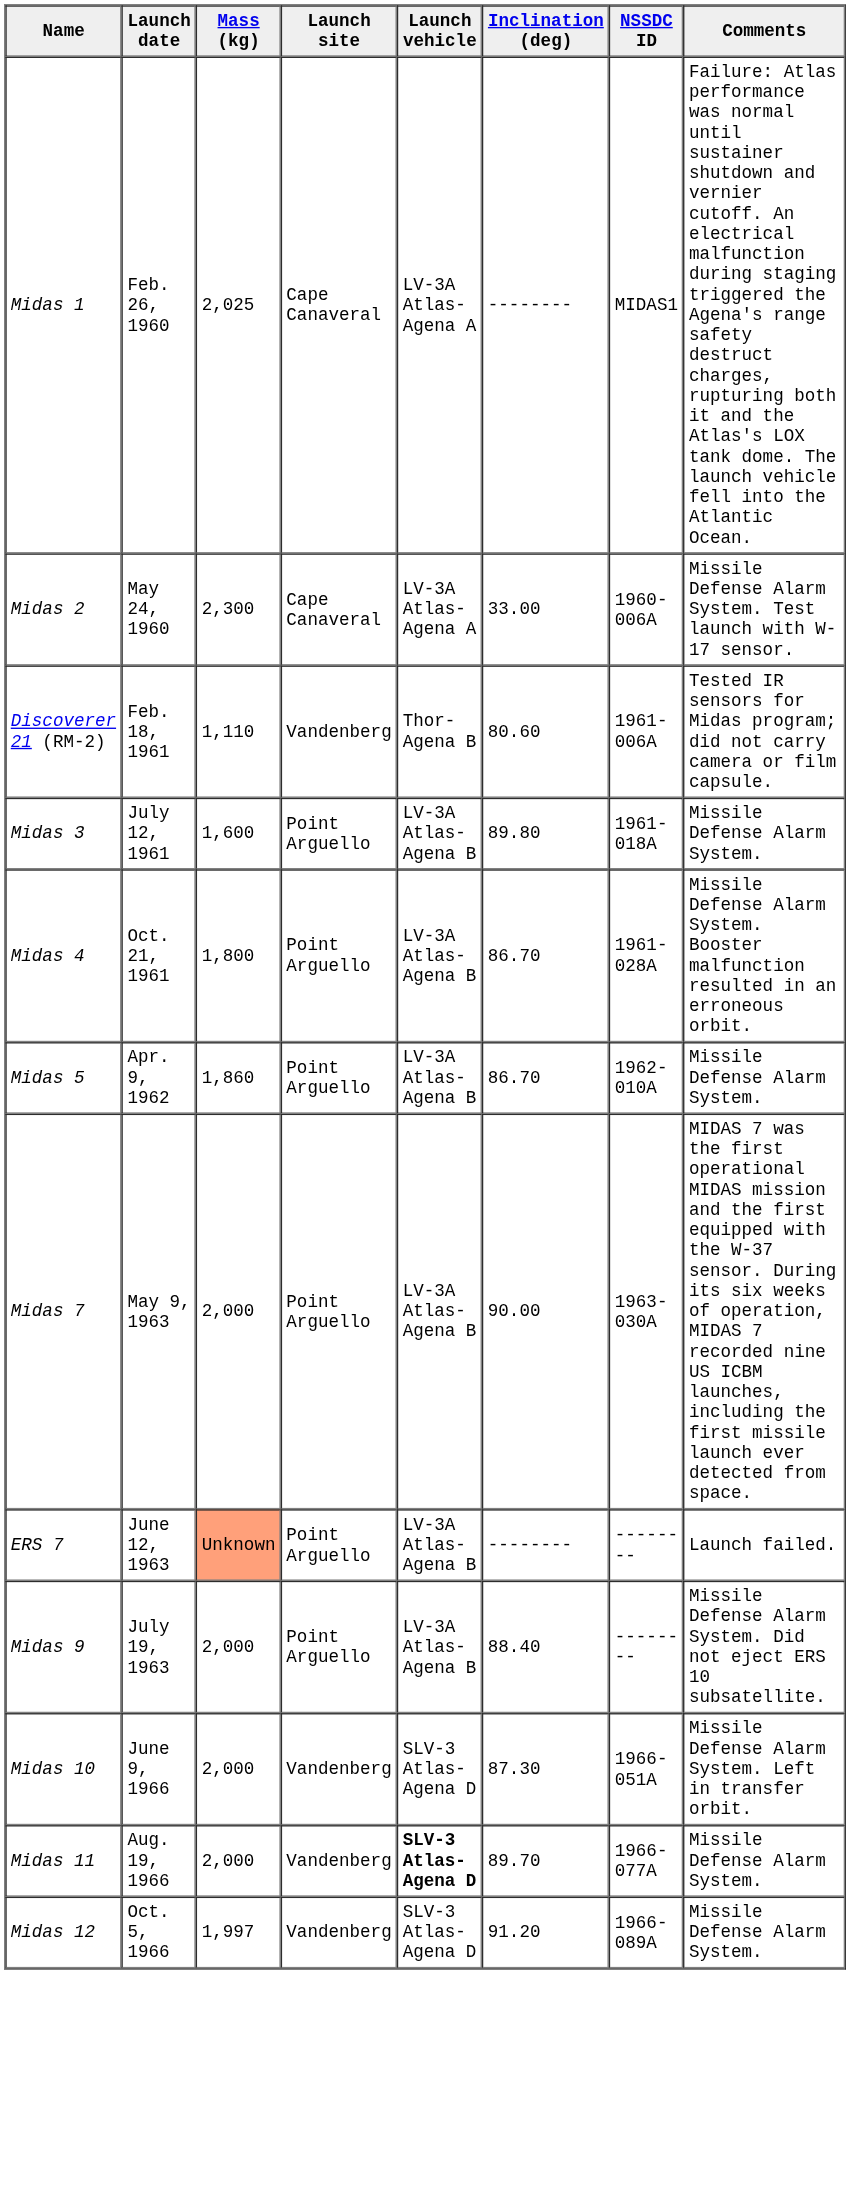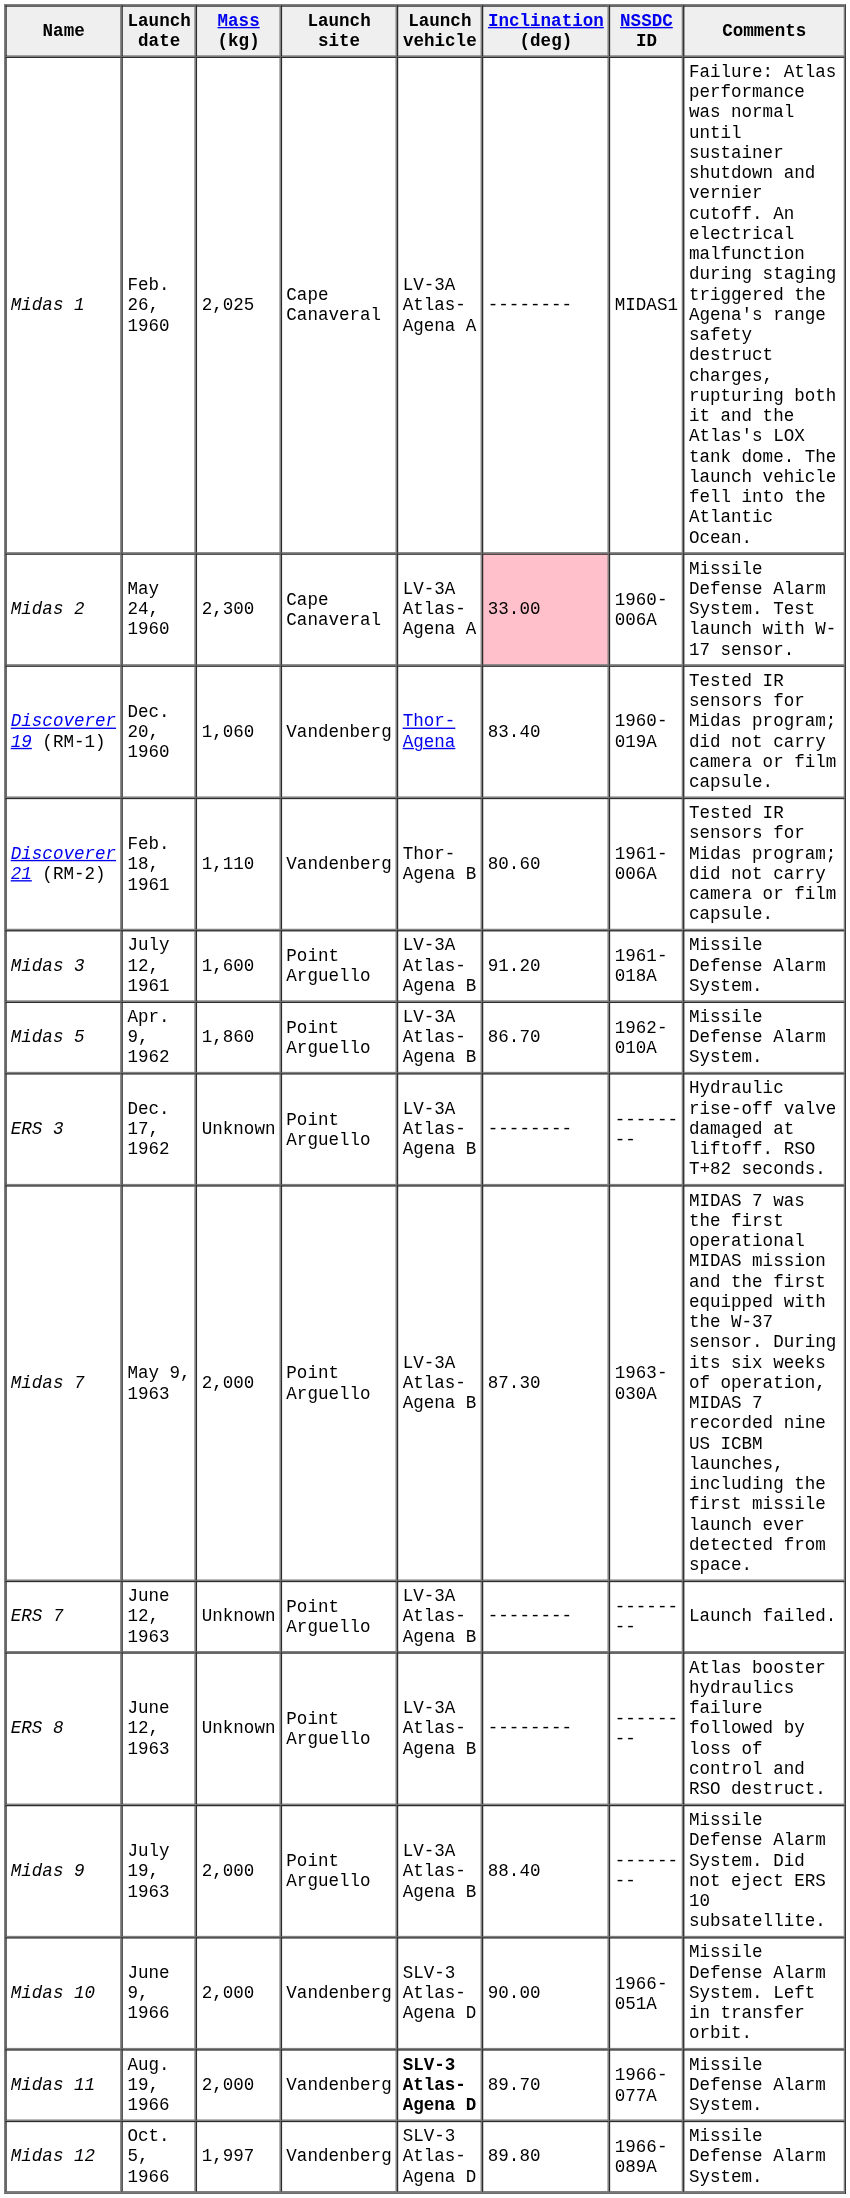(514, 609) no background -> (514, 609) pink background
+ row: (63, 732)
(514, 834) 89.80 -> (514, 966) 91.20
- row: (48, 956)
+ row: (37, 1129)
(514, 1311) 90.00 -> (514, 1383) 87.30
(239, 1545) lightsalmon background -> (239, 1617) no background
+ row: (37, 1729)
(514, 1769) 87.30 -> (514, 1993) 90.00
(514, 1932) 91.20 -> (514, 2157) 89.80
